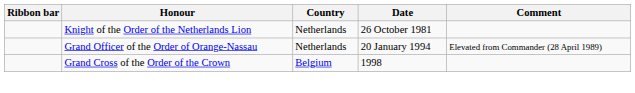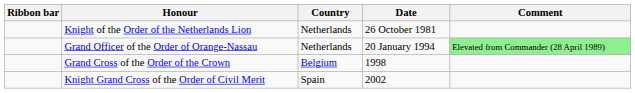(526, 47) no background -> (529, 47) lightgreen background
+ row: (165, 79)
